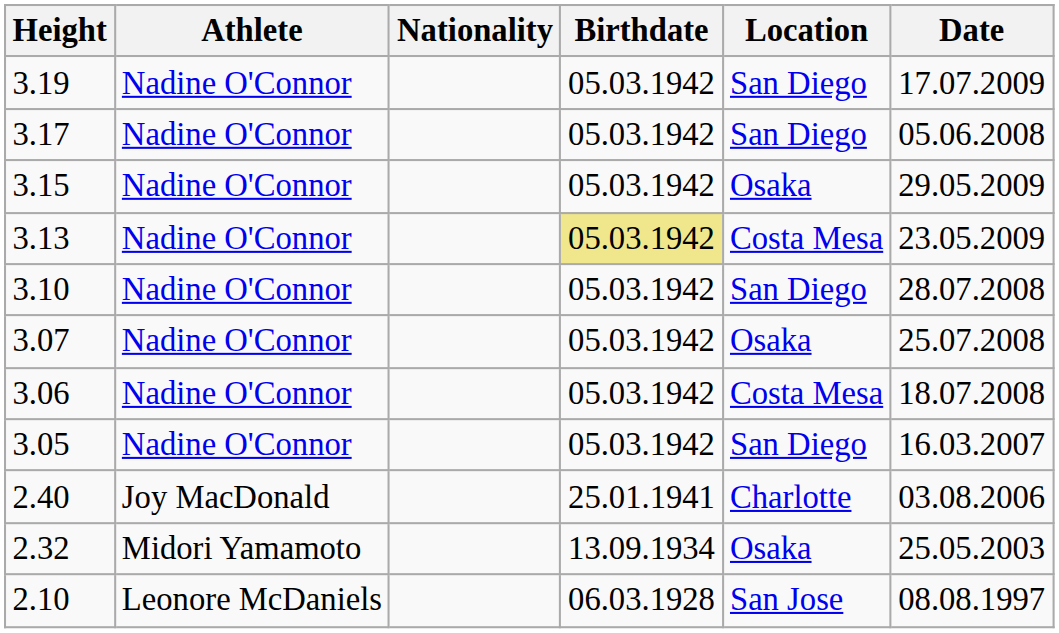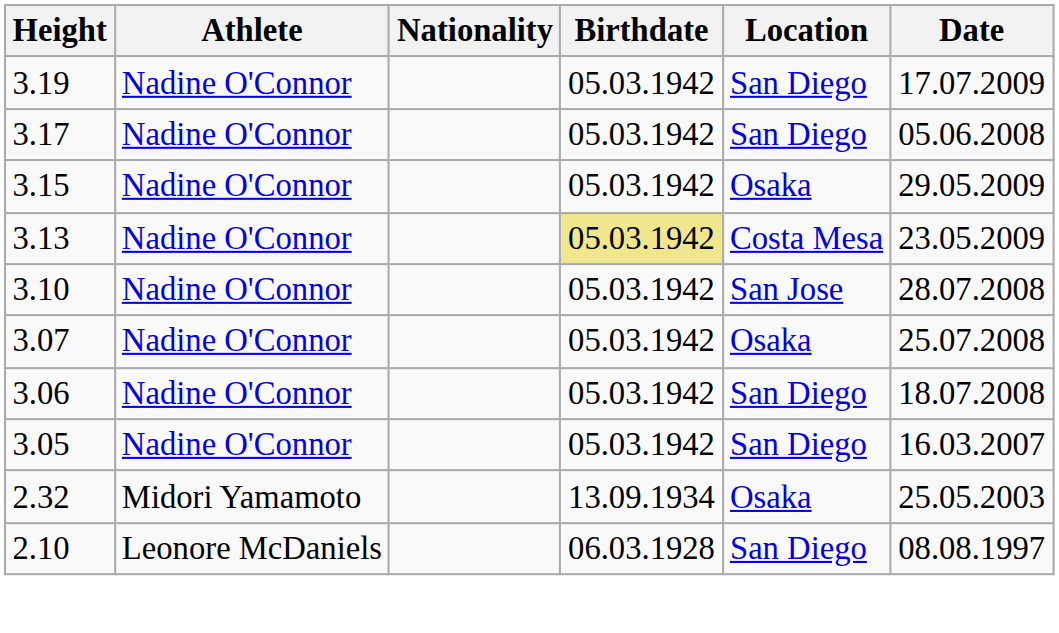(798, 289) San Diego -> (787, 289) San Jose
(807, 392) Costa Mesa -> (798, 392) San Diego
- row: (41, 496)
(787, 599) San Jose -> (798, 548) San Diego
